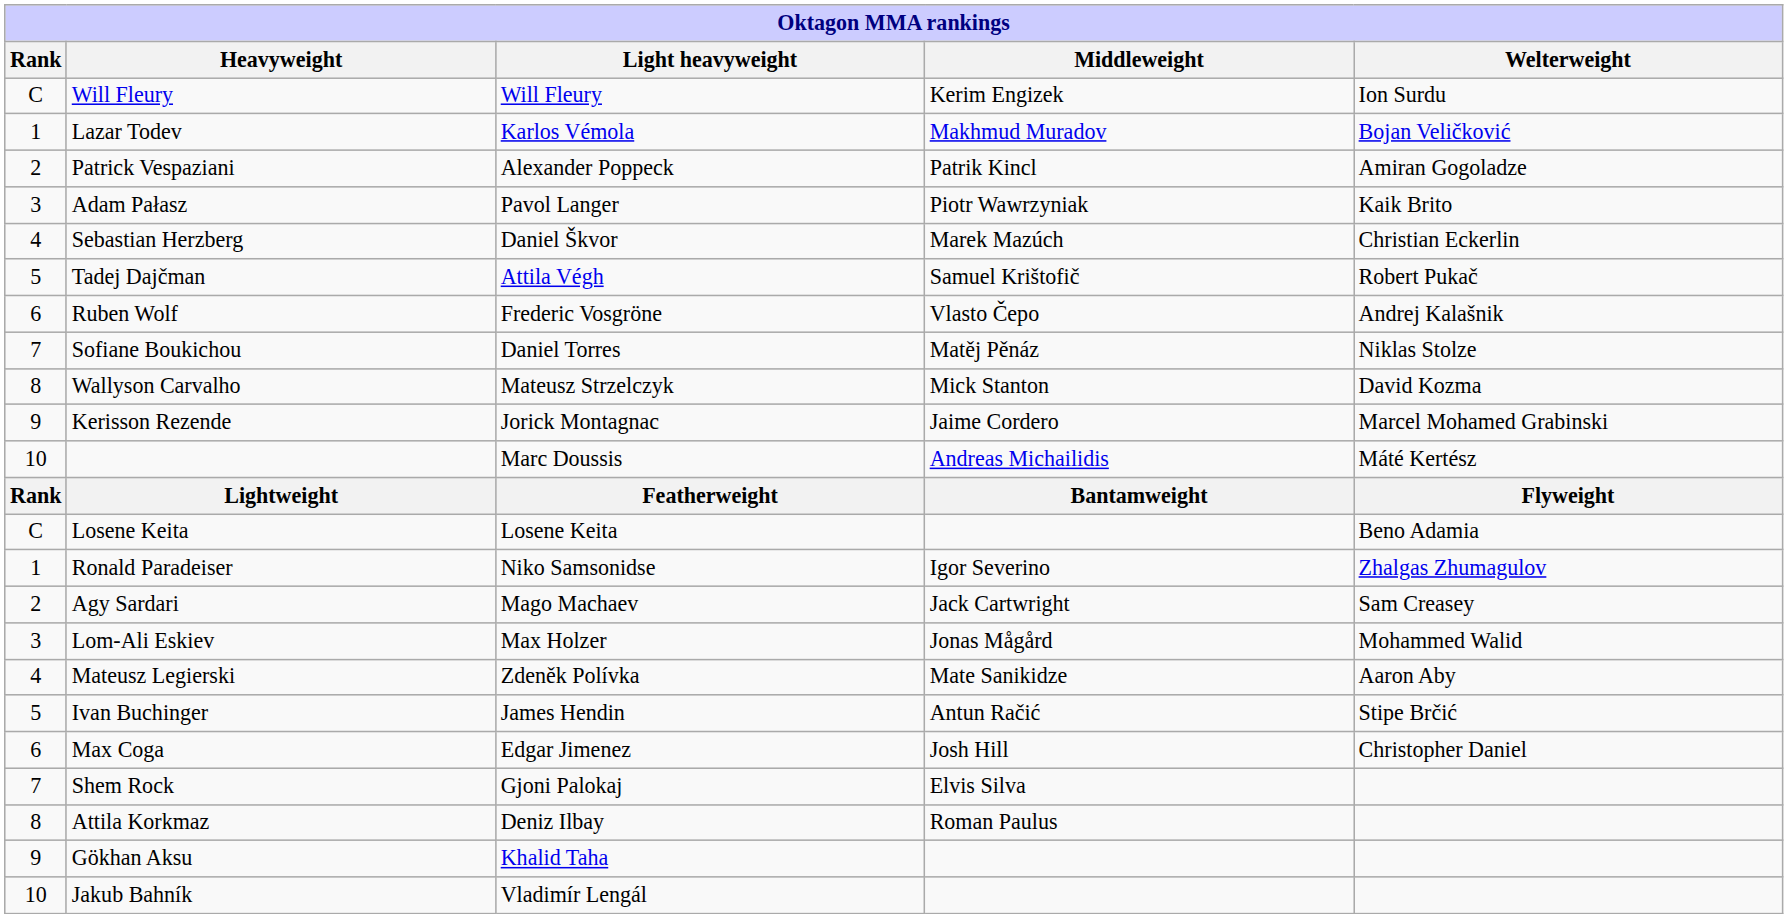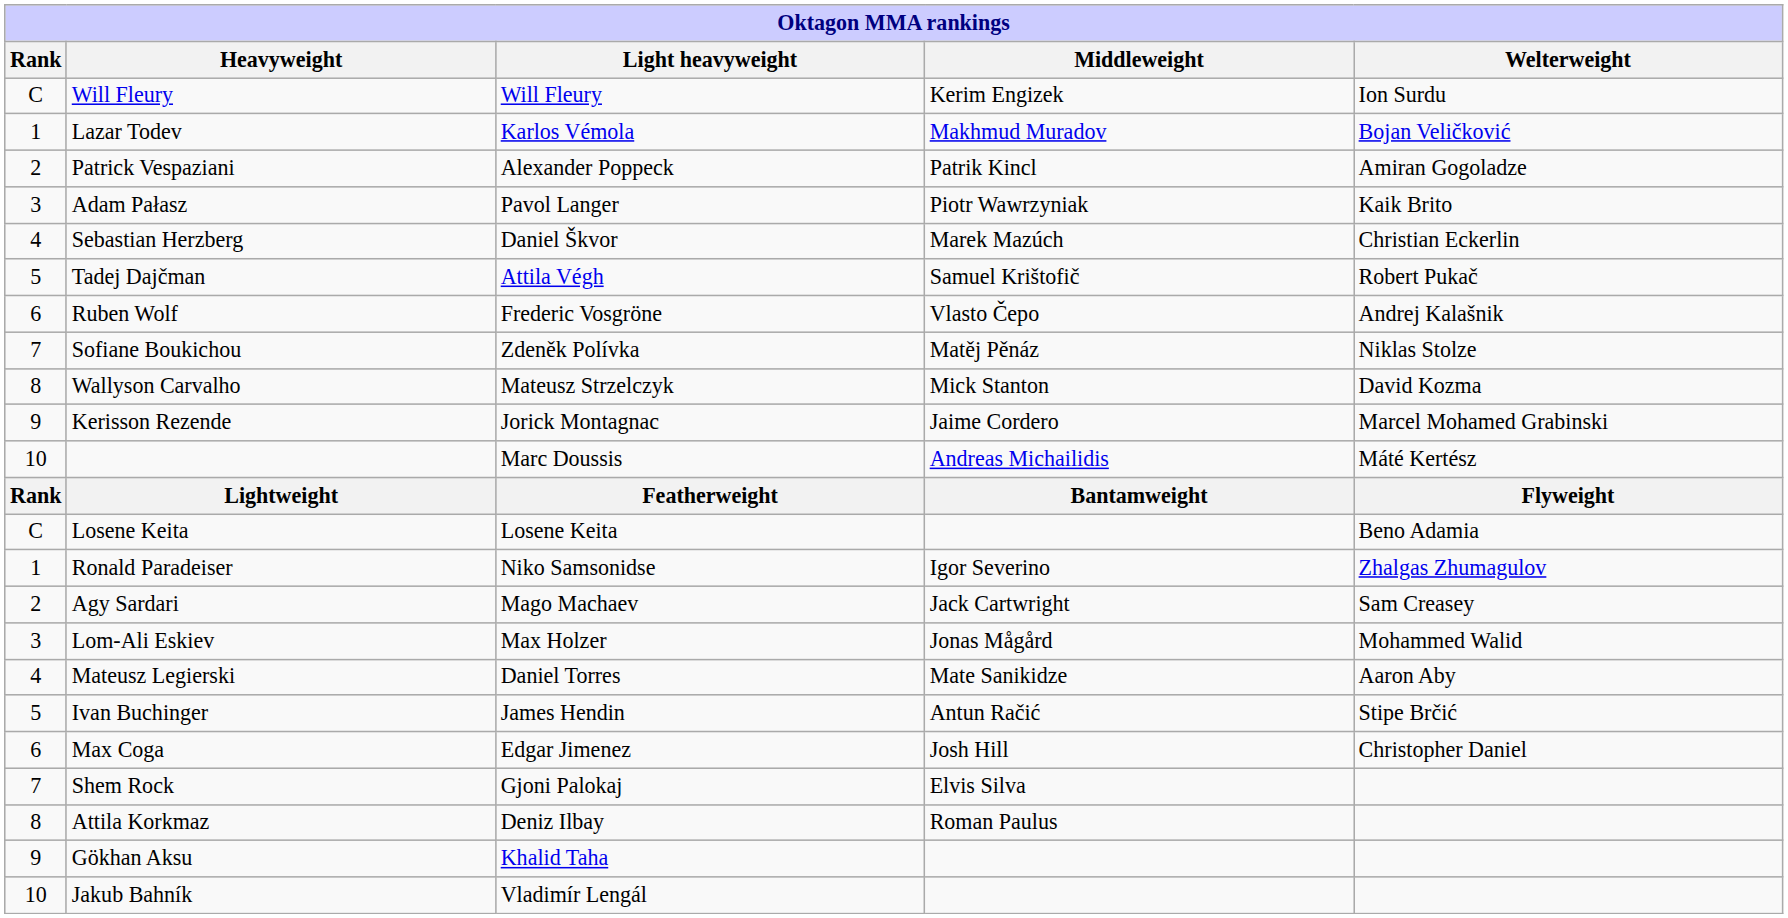(561, 350) Daniel Torres -> (570, 350) Zdeněk Polívka
(570, 677) Zdeněk Polívka -> (561, 677) Daniel Torres
